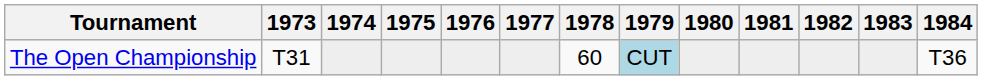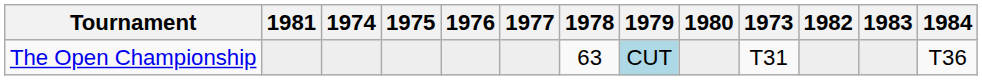columns swapped: (291, 22) <-> (769, 22)
(590, 58) 60 -> (590, 58) 63
